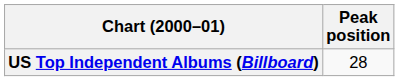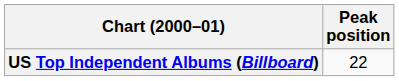(358, 62) 28 -> (358, 62) 22
